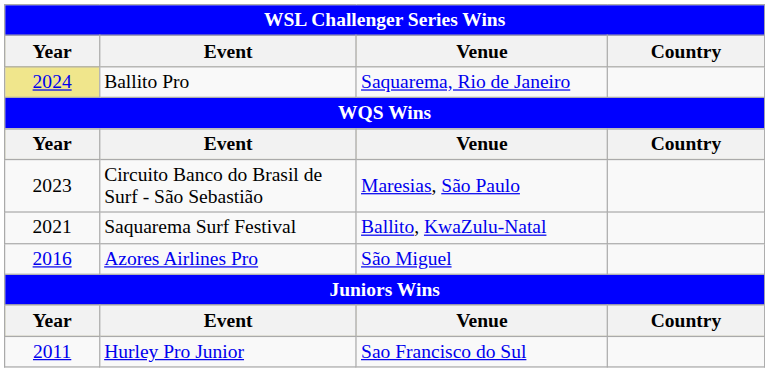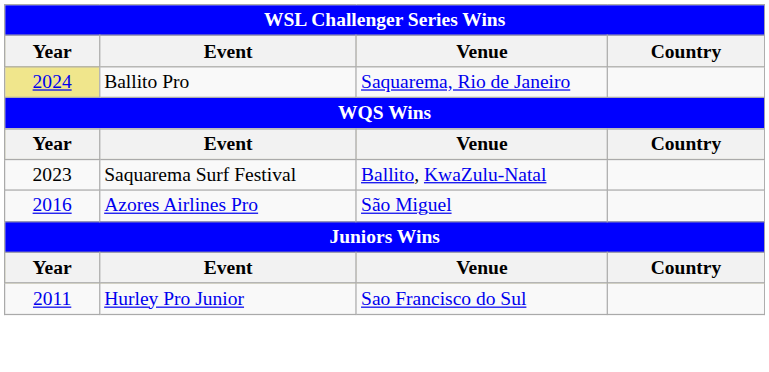- row: (213, 185)
(52, 227) 2021 -> (52, 174) 2023
